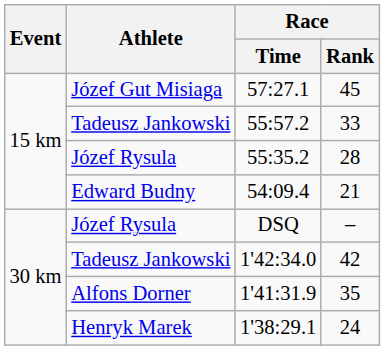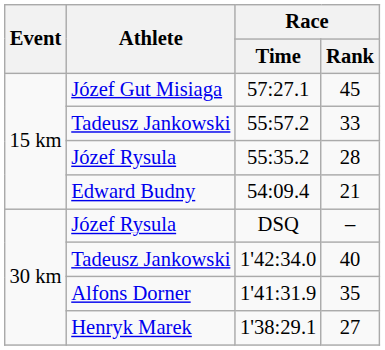(350, 259) 42 -> (350, 259) 40
(350, 327) 24 -> (350, 327) 27
